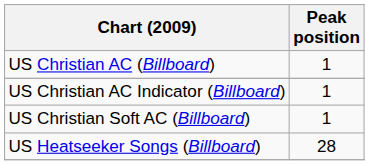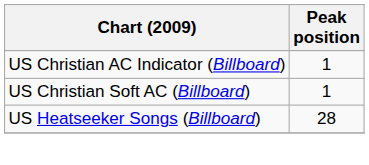- row: (112, 64)
